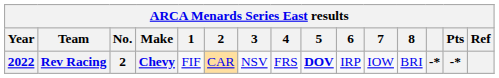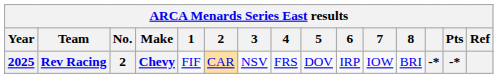(21, 62) 2022 -> (21, 62) 2025
(319, 62) bold -> (319, 62) normal
